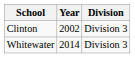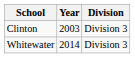(69, 28) 2002 -> (69, 28) 2003
